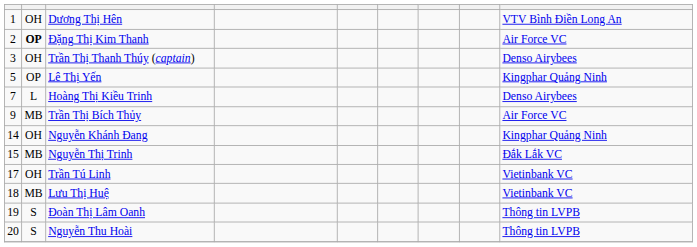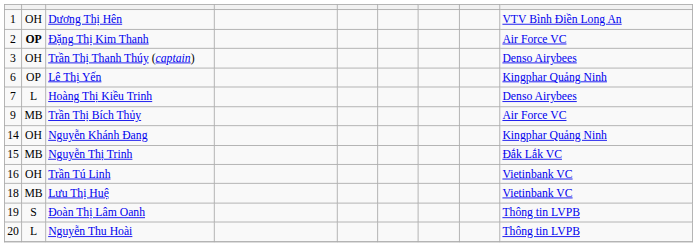(13, 77) 5 -> (13, 77) 6
(13, 173) 17 -> (13, 173) 16
(34, 231) S -> (34, 231) L
